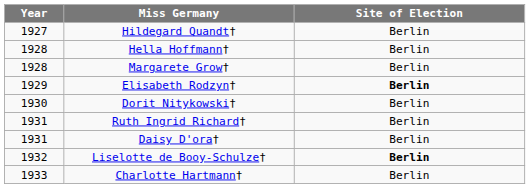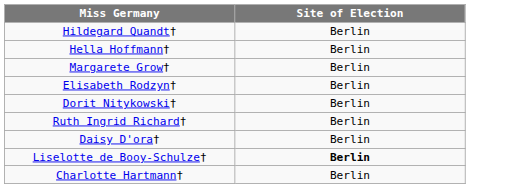- column: (34, 14)
(409, 86) bold -> (350, 86) normal
